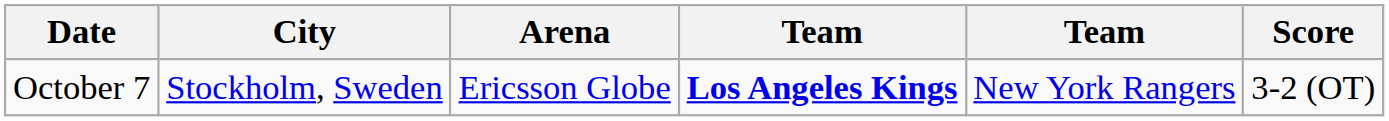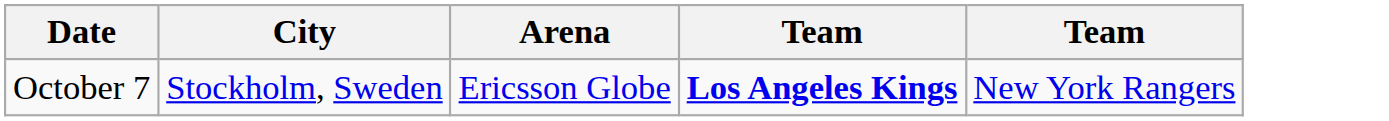- column: (1313, 31)
